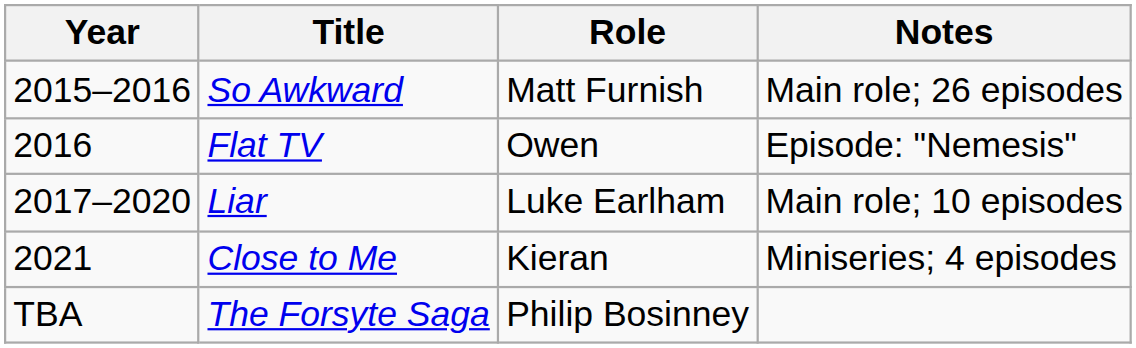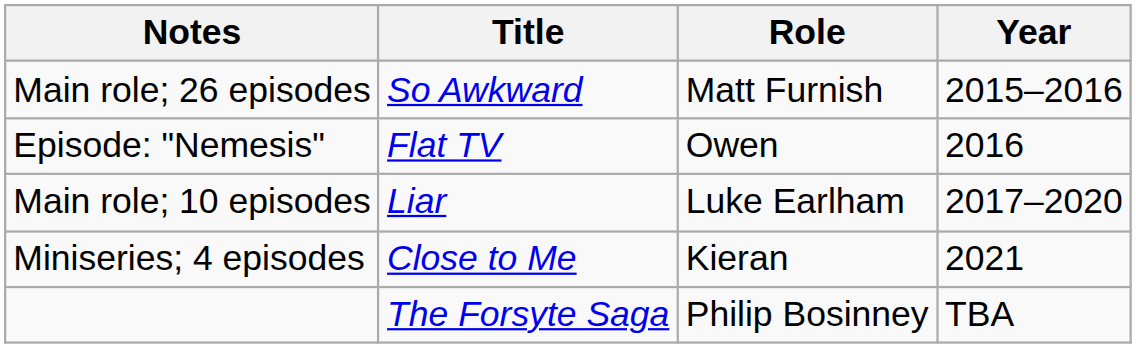columns swapped: (102, 32) <-> (944, 32)
